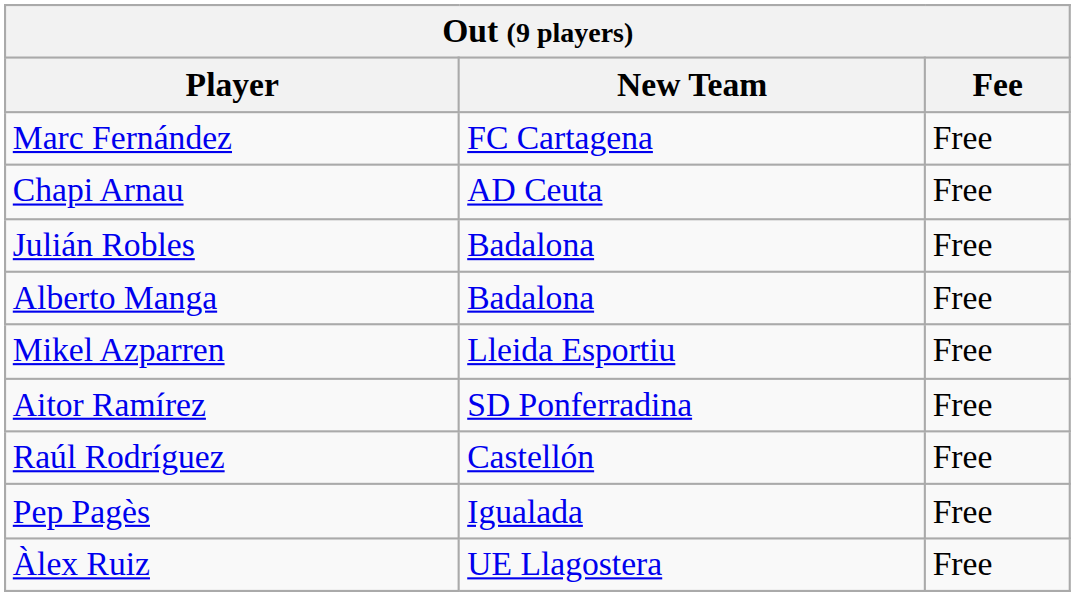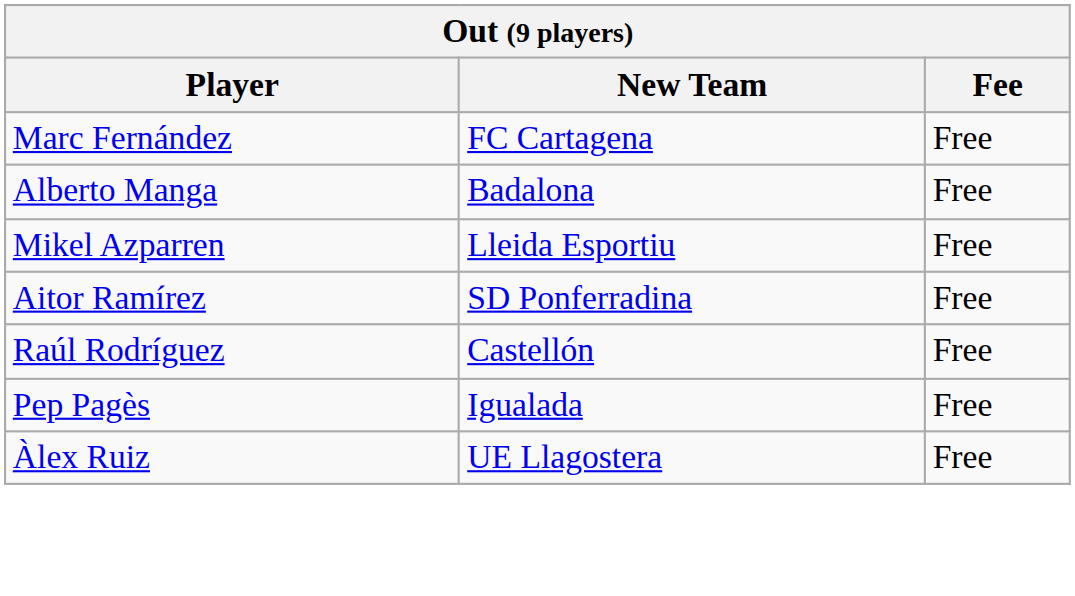- row: (98, 191)
- row: (104, 244)
